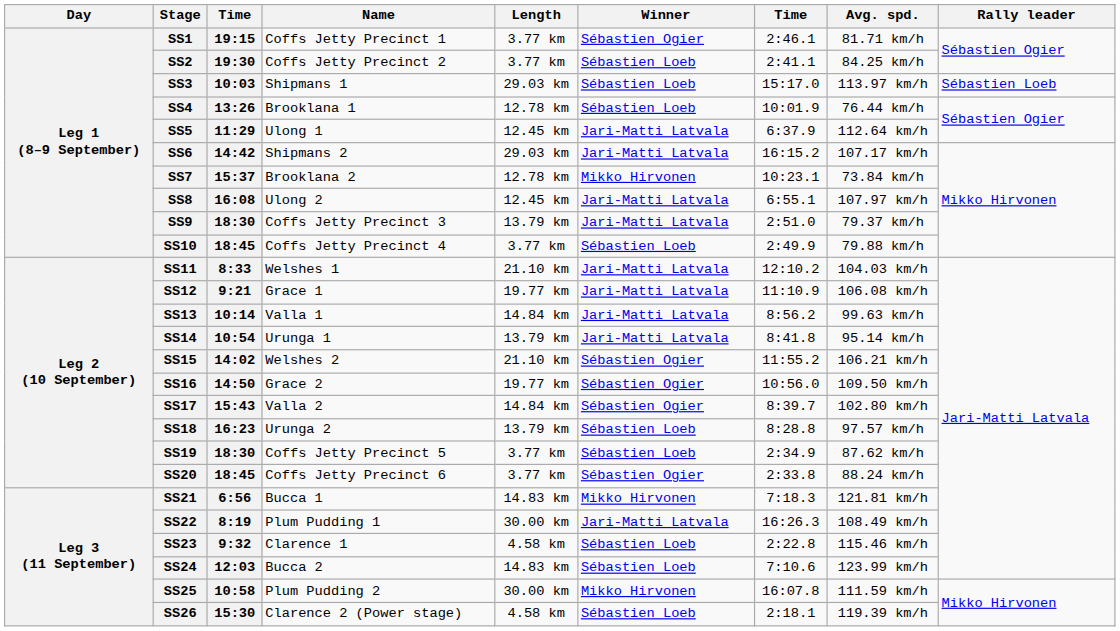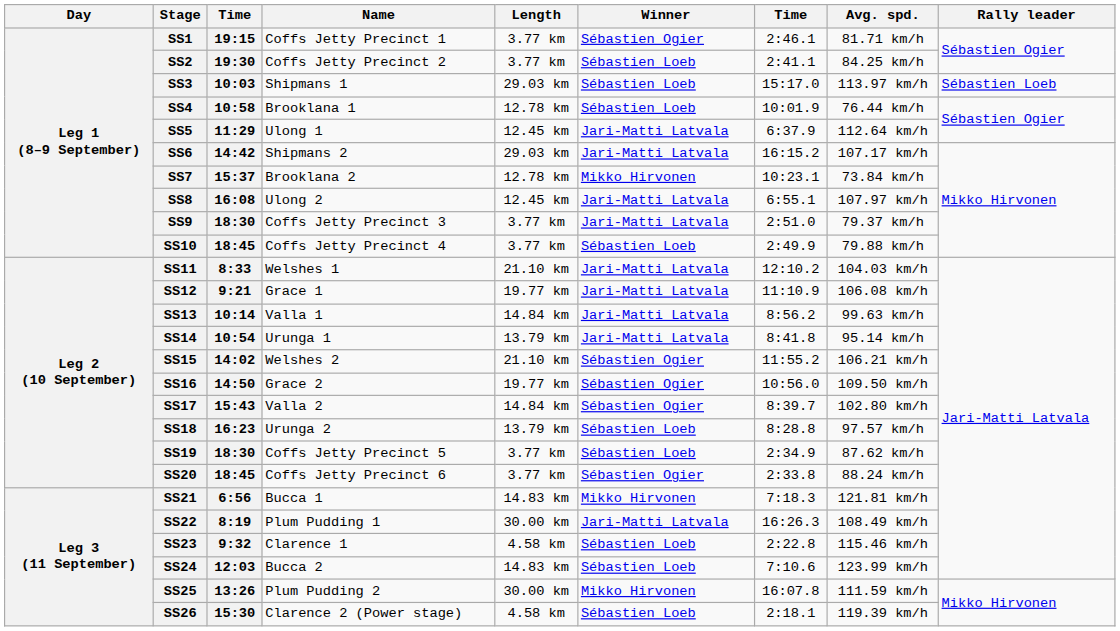(235, 108) 13:26 -> (235, 108) 10:58
(536, 223) 13.79 km -> (536, 223) 3.77 km
(235, 591) 10:58 -> (235, 591) 13:26
